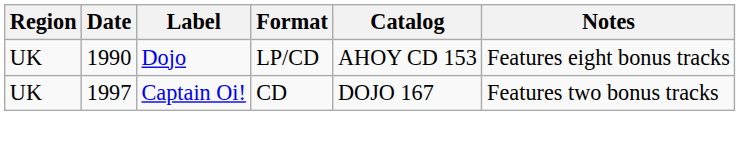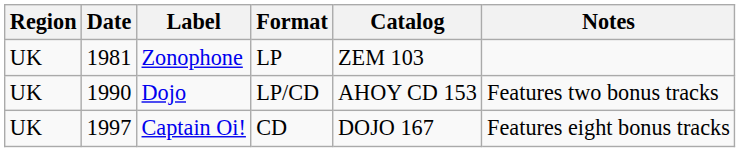+ row: (192, 57)
(608, 57) Features eight bonus tracks -> (603, 92) Features two bonus tracks
(603, 92) Features two bonus tracks -> (608, 127) Features eight bonus tracks
